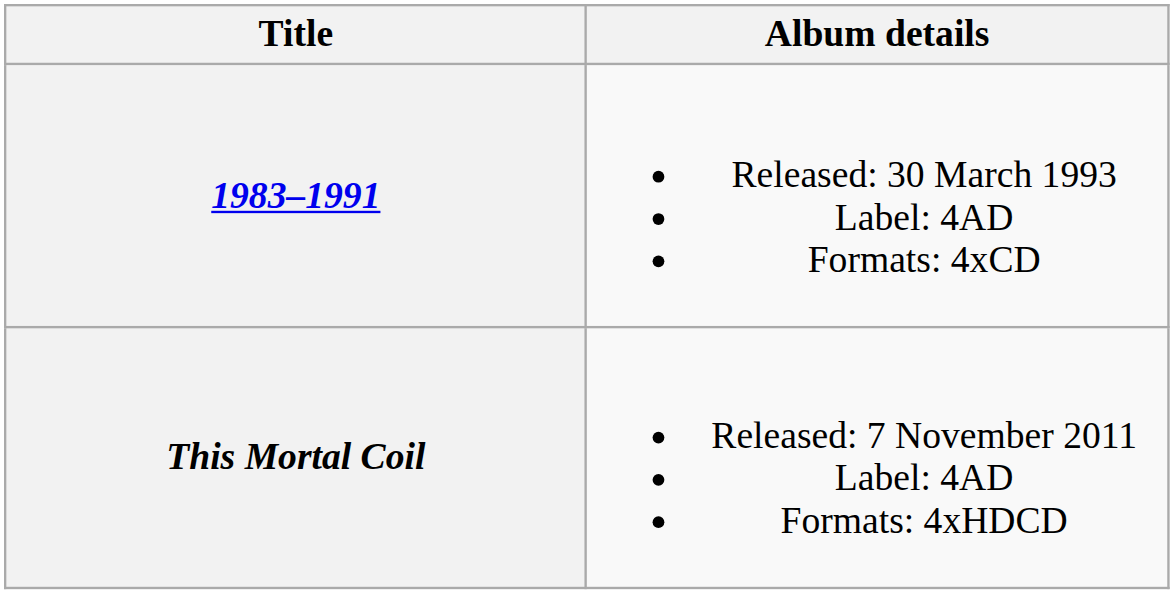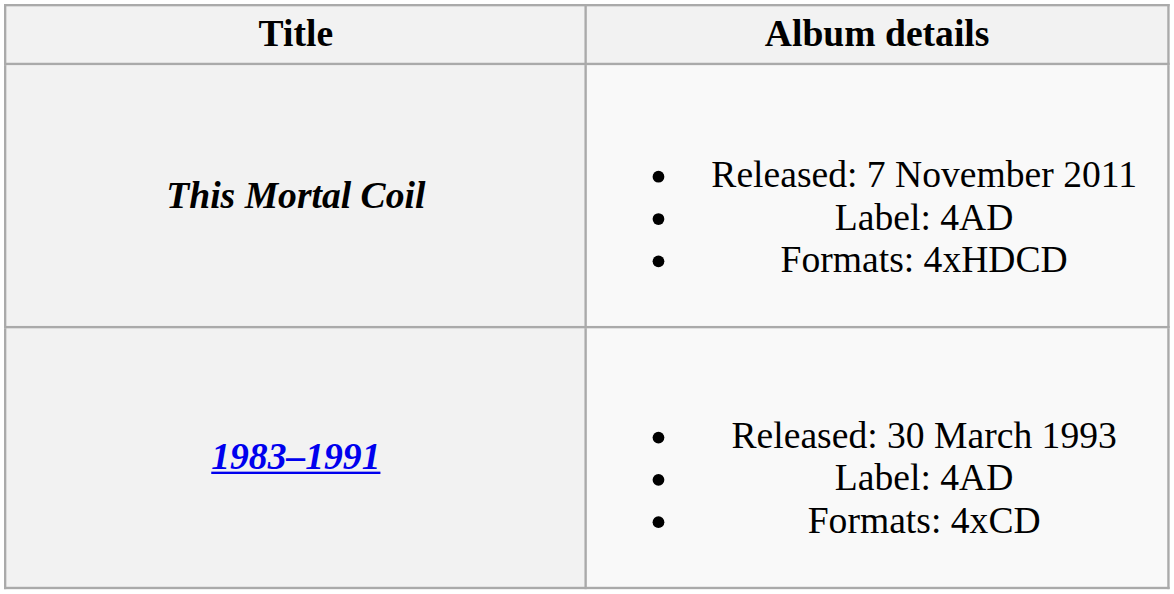rows swapped: (296, 194) <-> (296, 456)
